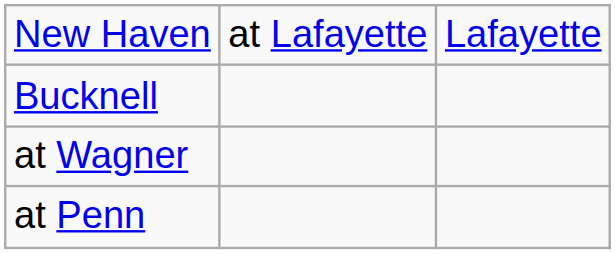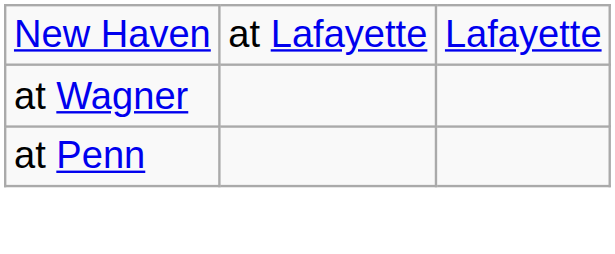- row: (86, 95)
